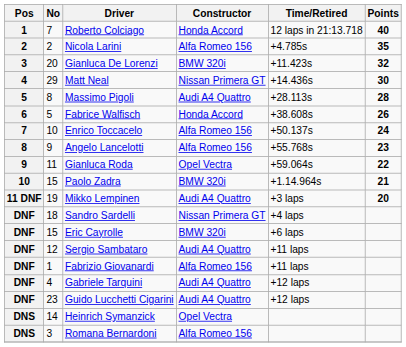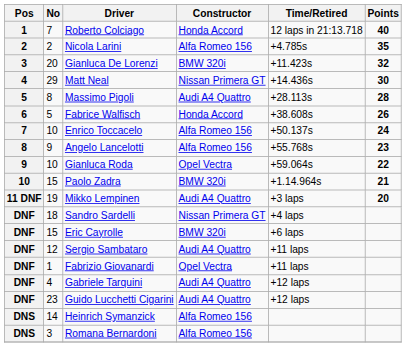(52, 165) 11 -> (52, 165) 10
(215, 266) Alfa Romeo 156 -> (205, 266) Opel Vectra
(205, 316) Opel Vectra -> (215, 316) Alfa Romeo 156
